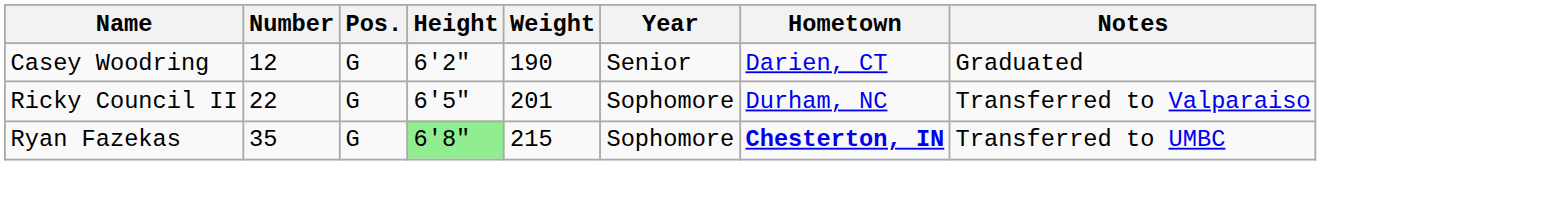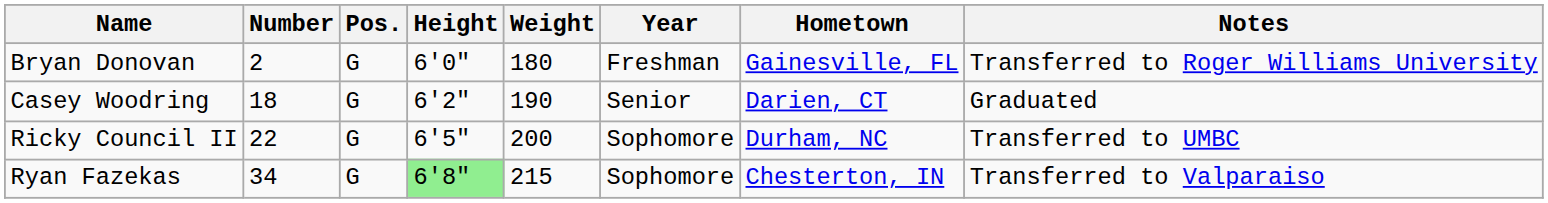+ row: (103, 63)
(263, 63) 12 -> (263, 101) 18
(531, 101) 201 -> (531, 140) 200
(1133, 101) Transferred to Valparaiso -> (1105, 140) Transferred to UMBC
(263, 140) 35 -> (263, 178) 34
(845, 140) bold -> (845, 178) normal
(1090, 140) Transferred to UMBC -> (1147, 178) Transferred to Valparaiso
